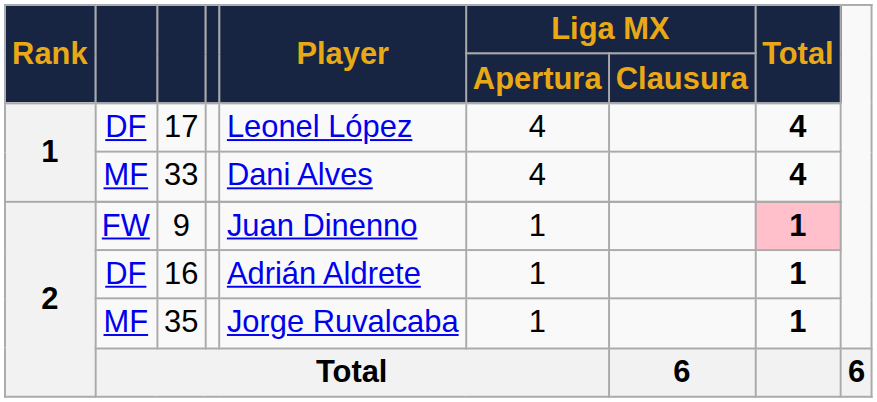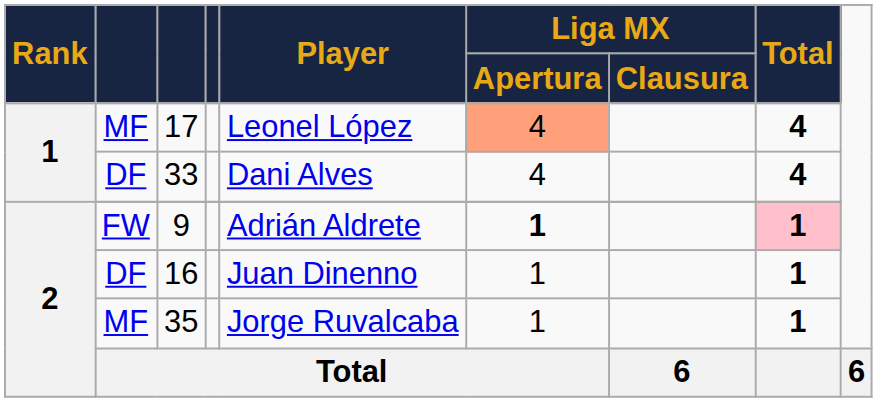(126, 126) DF -> (126, 126) MF
(537, 126) no background -> (537, 126) lightsalmon background
(126, 175) MF -> (126, 175) DF
(322, 224) Juan Dinenno -> (324, 224) Adrián Aldrete
(537, 224) normal -> (537, 224) bold
(324, 273) Adrián Aldrete -> (322, 273) Juan Dinenno
